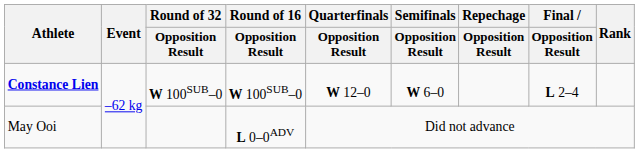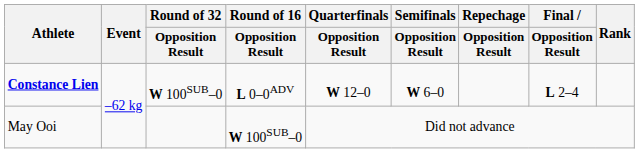(265, 93) W 100SUB–0 -> (265, 93) L 0–0ADV
(265, 135) L 0–0ADV -> (265, 135) W 100SUB–0
